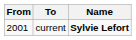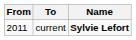(17, 27) 2001 -> (17, 27) 2011
